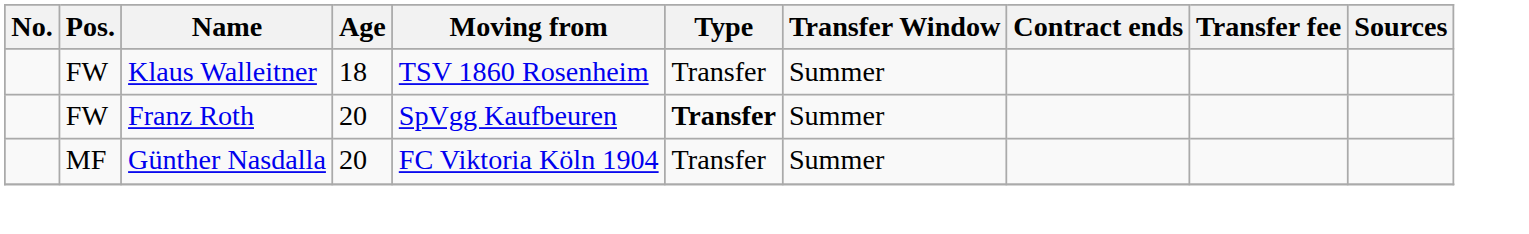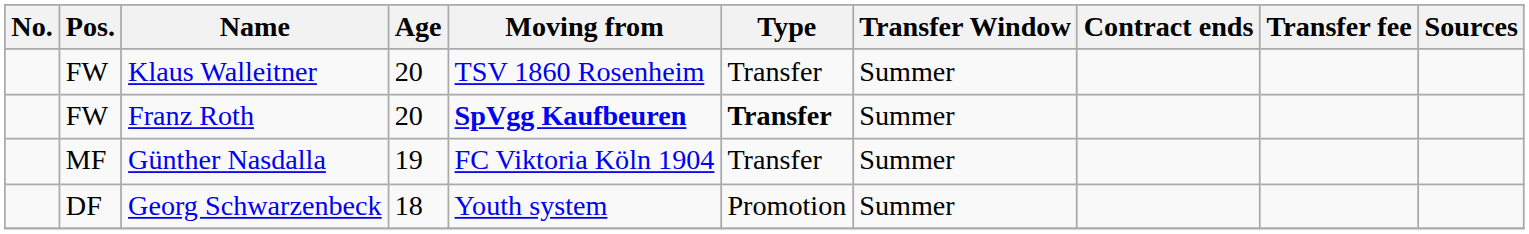(353, 71) 18 -> (409, 71) 20
(508, 116) normal -> (570, 116) bold
(353, 160) 20 -> (409, 160) 19
+ row: (255, 205)
